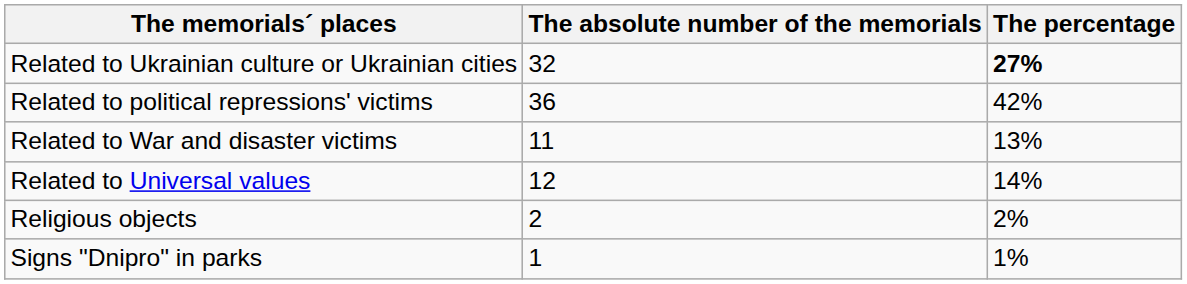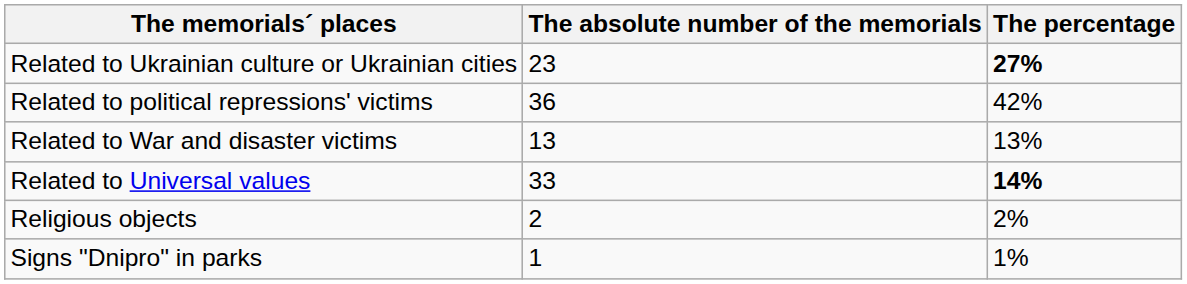(542, 63) 32 -> (542, 63) 23
(541, 141) 11 -> (542, 141) 13
(542, 180) 12 -> (542, 180) 33
(1018, 180) normal -> (1018, 180) bold
